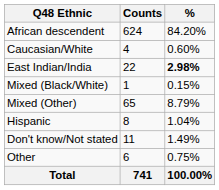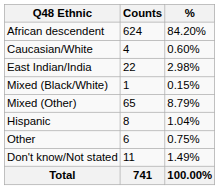(183, 67) bold -> (183, 67) normal
rows swapped: (21, 157) <-> (62, 139)
